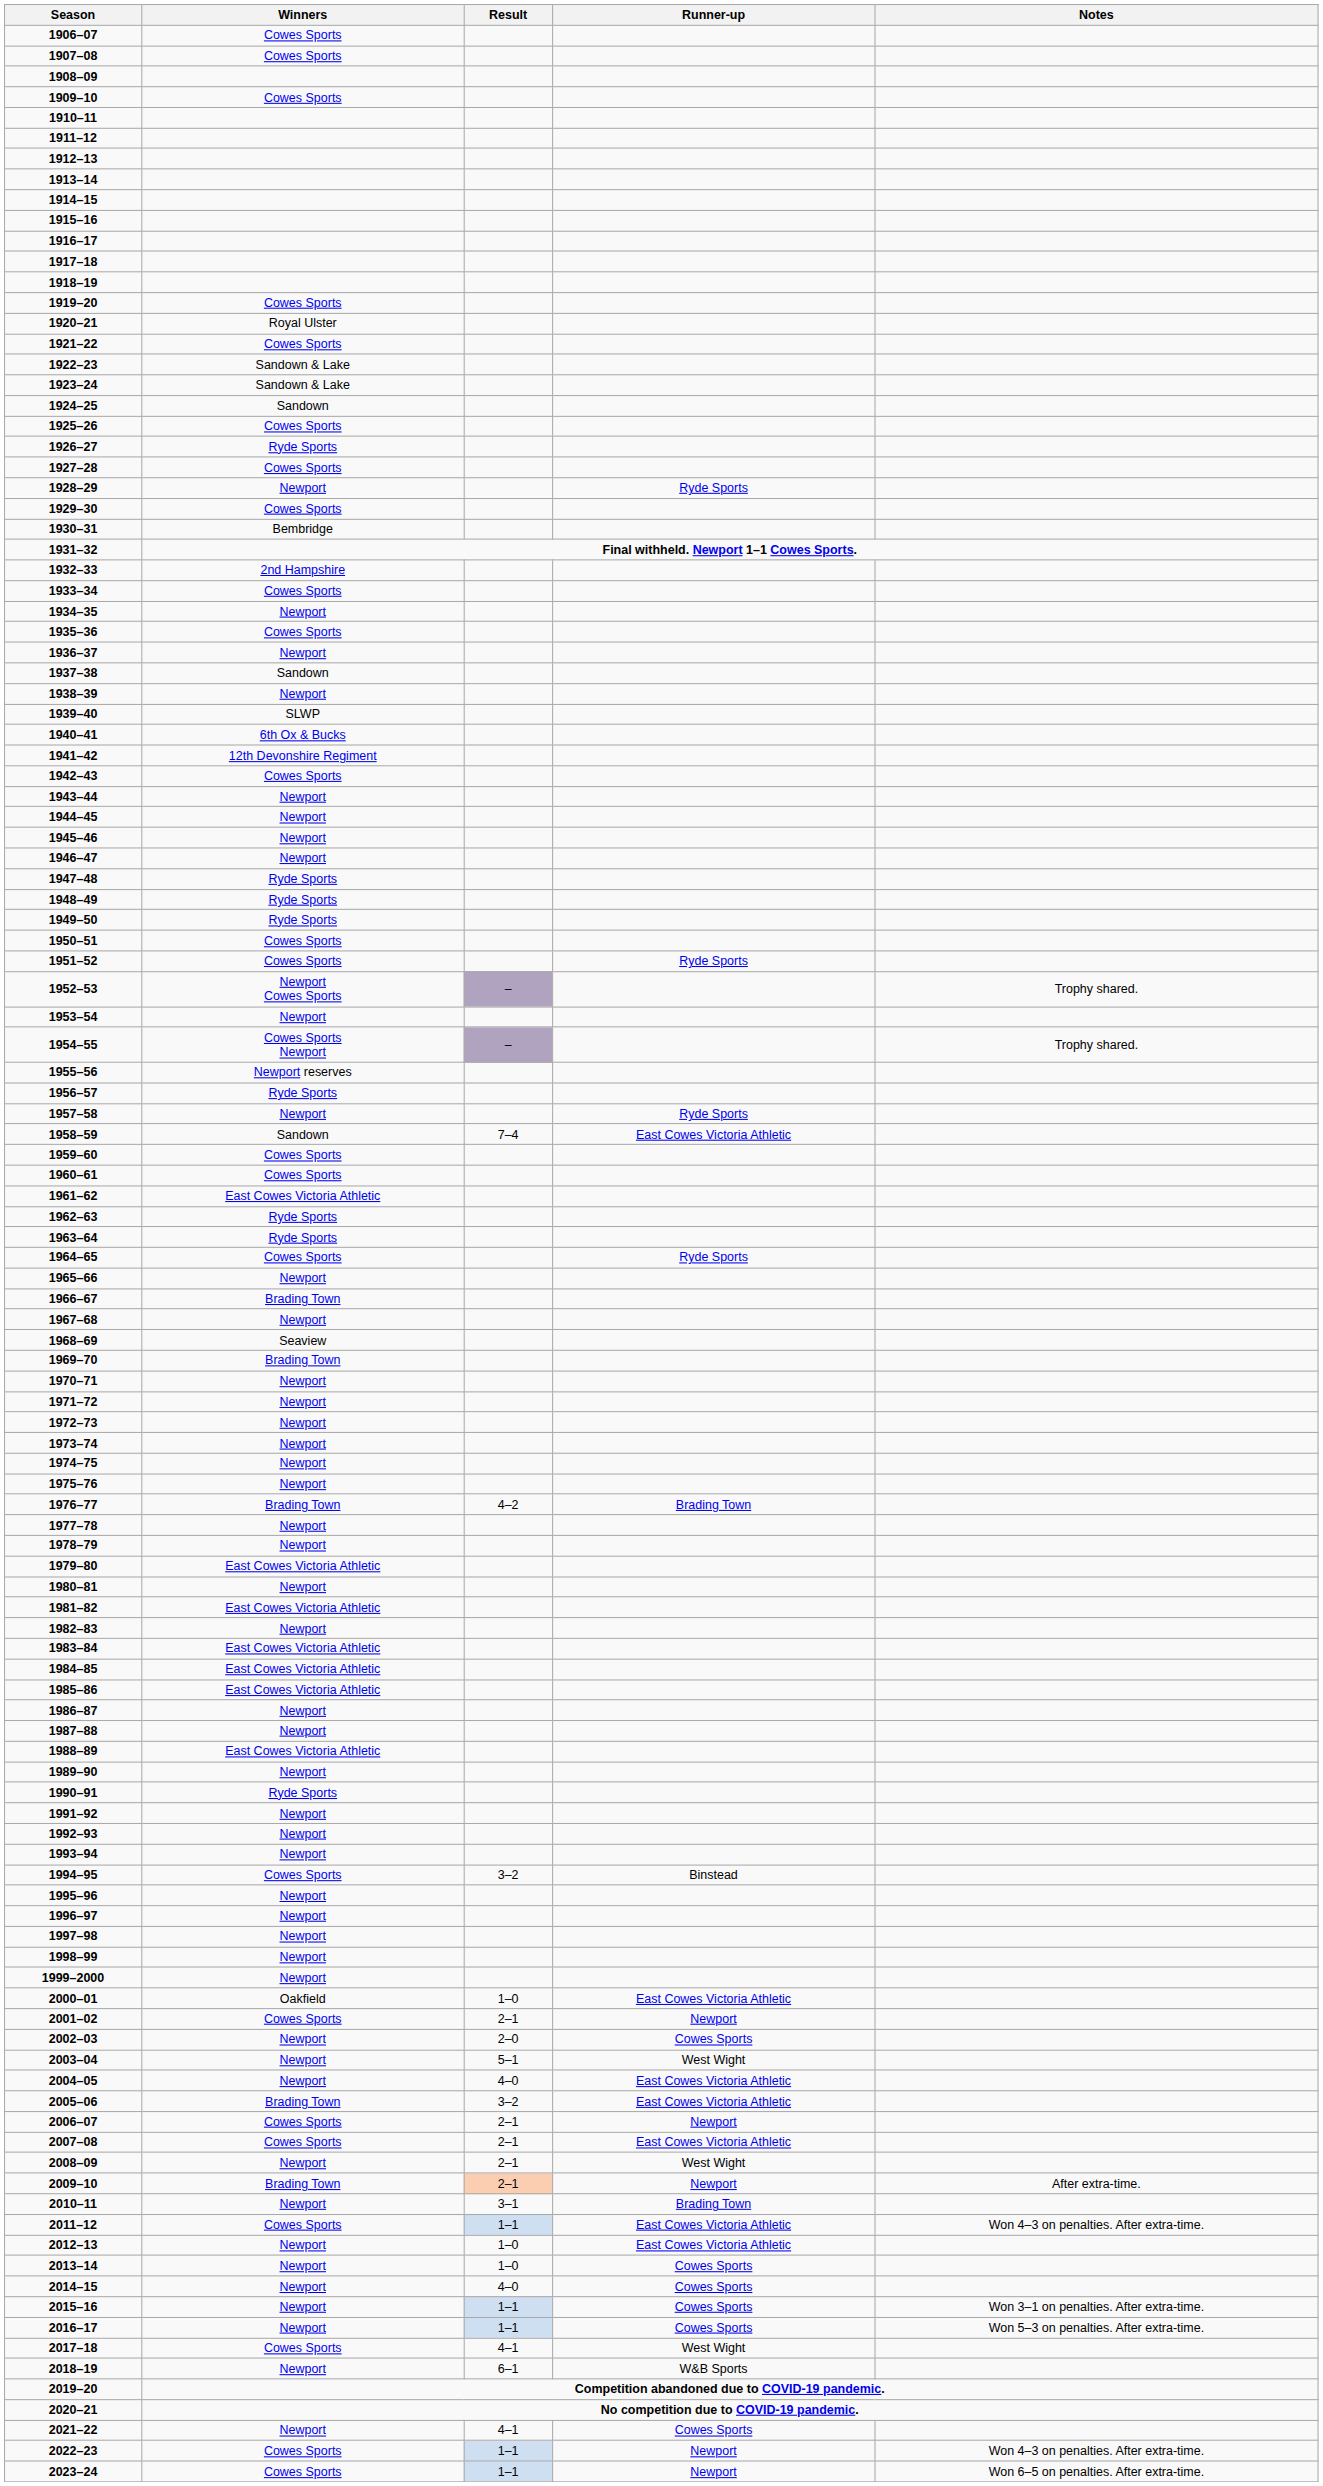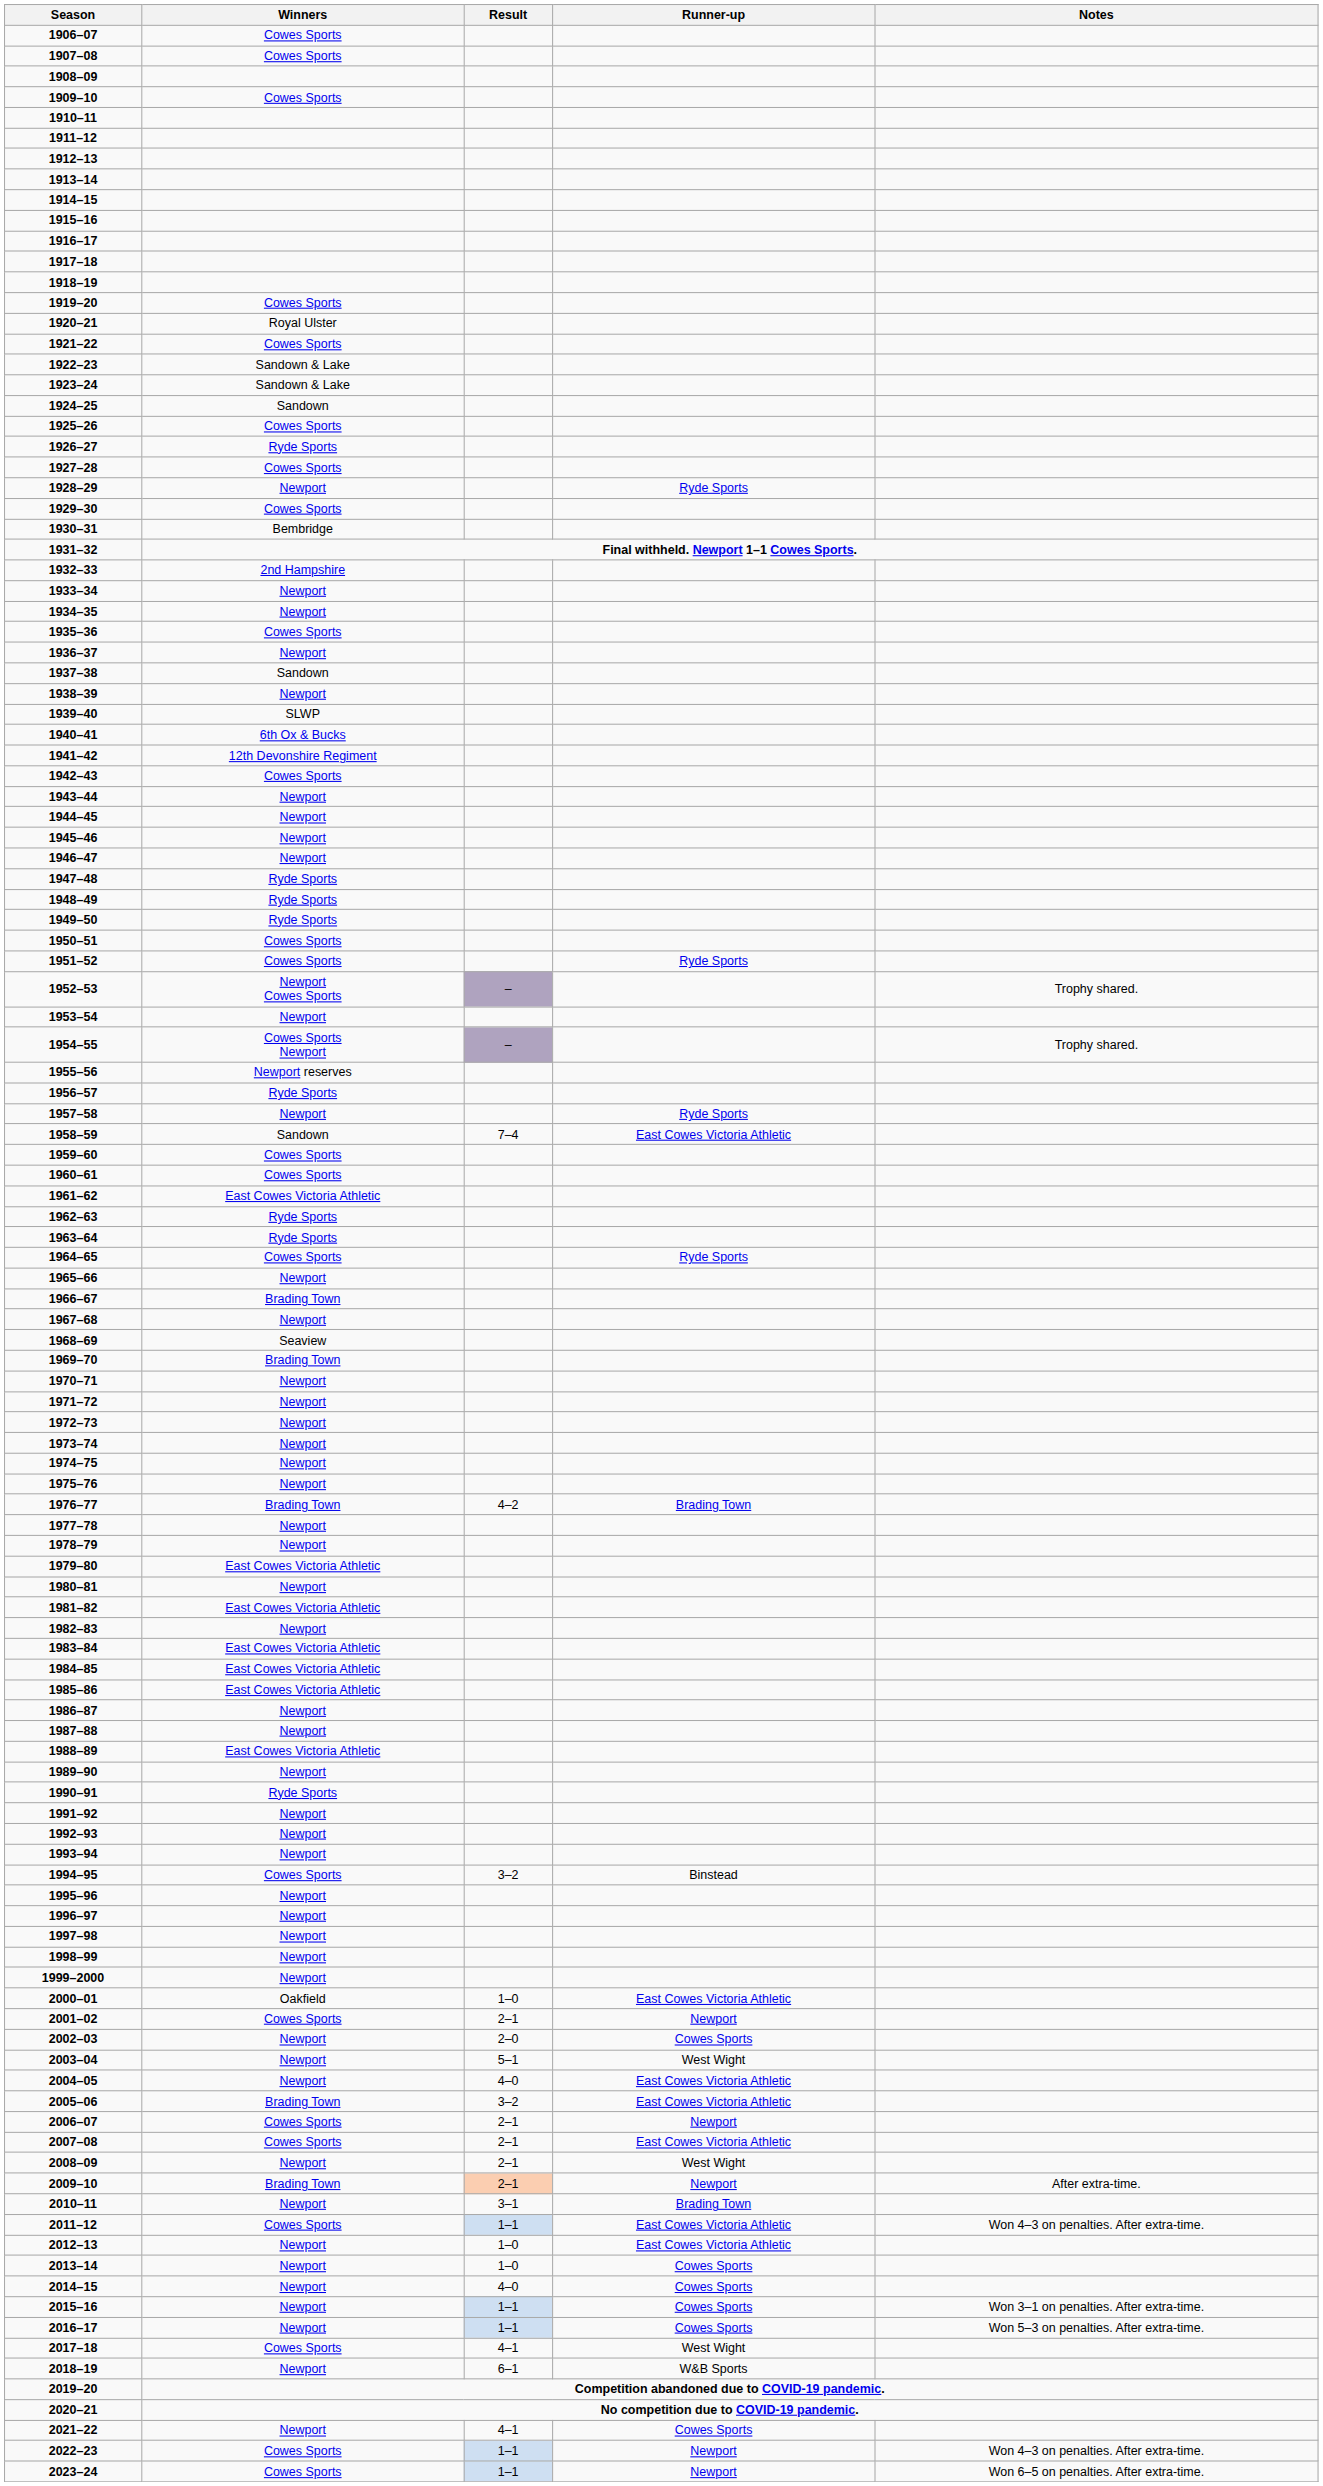(303, 591) Cowes Sports -> (303, 591) Newport
